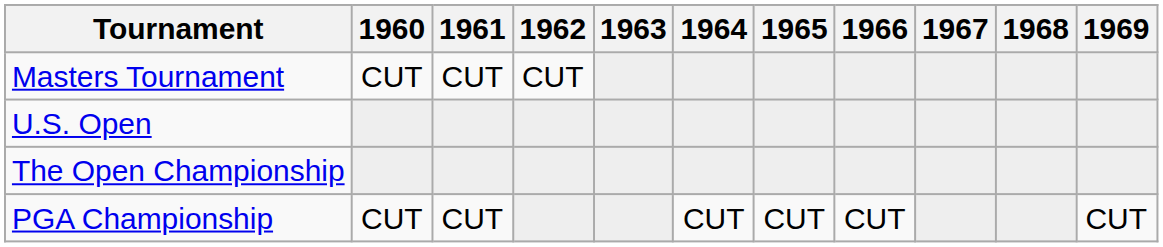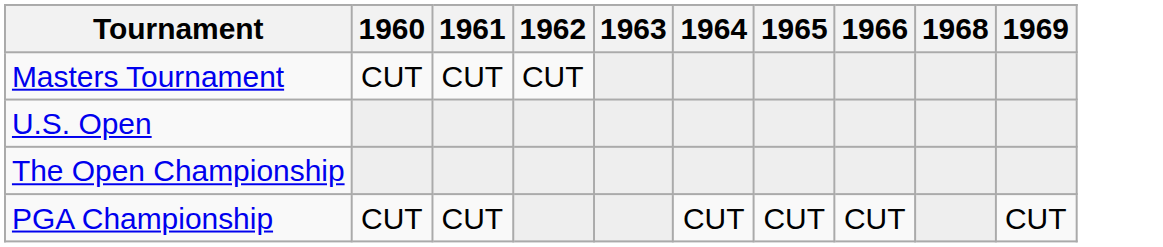- column: (955, 29)
